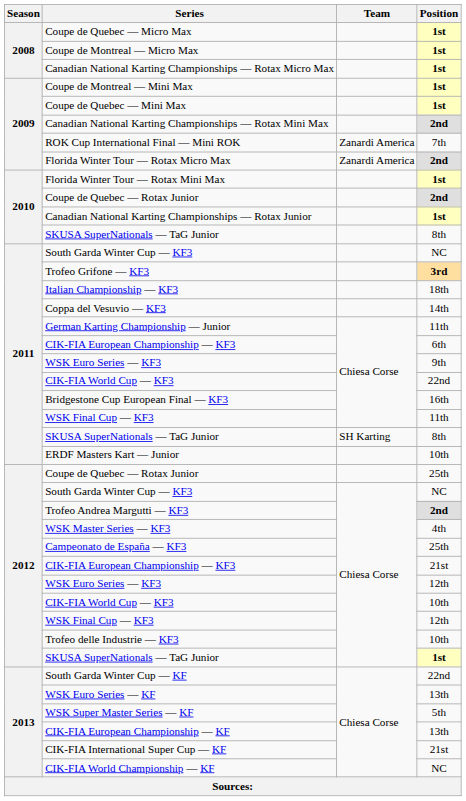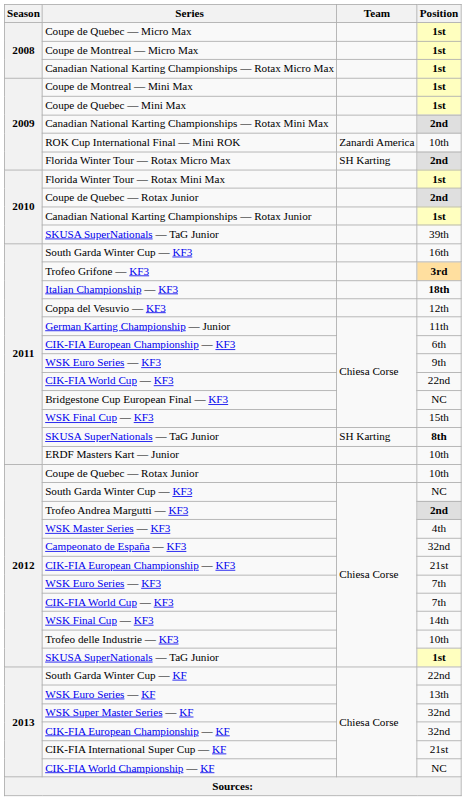(439, 142) 7th -> (439, 142) 10th
(377, 160) Zanardi America -> (365, 160) SH Karting
(439, 234) 8th -> (439, 234) 39th
(439, 252) NC -> (439, 252) 16th
(439, 289) normal -> (439, 289) bold
(439, 307) 14th -> (439, 307) 12th
(439, 399) 16th -> (439, 399) NC
(439, 418) 11th -> (439, 418) 15th
(439, 436) normal -> (439, 436) bold
(439, 473) 25th -> (439, 473) 10th
(439, 546) 25th -> (439, 546) 32nd
(439, 583) 12th -> (439, 583) 7th
(439, 602) 10th -> (439, 602) 7th
(439, 620) 12th -> (439, 620) 14th
(439, 712) 5th -> (439, 712) 32nd
(439, 730) 13th -> (439, 730) 32nd
